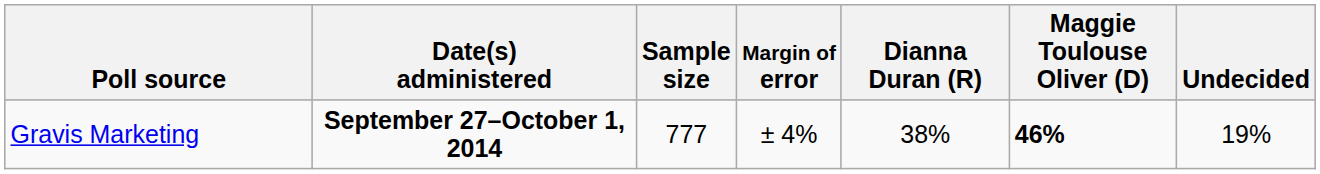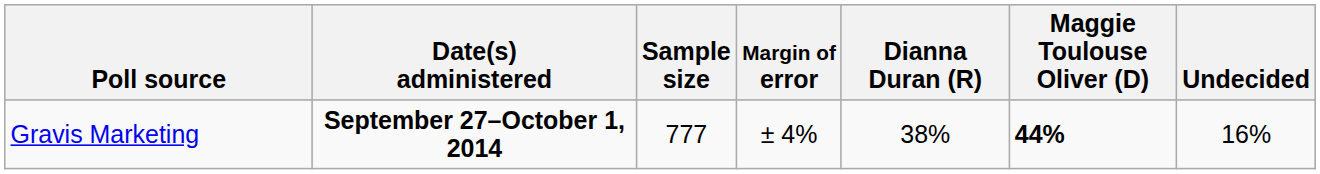(1040, 134) 46% -> (1040, 134) 44%
(1246, 134) 19% -> (1246, 134) 16%
